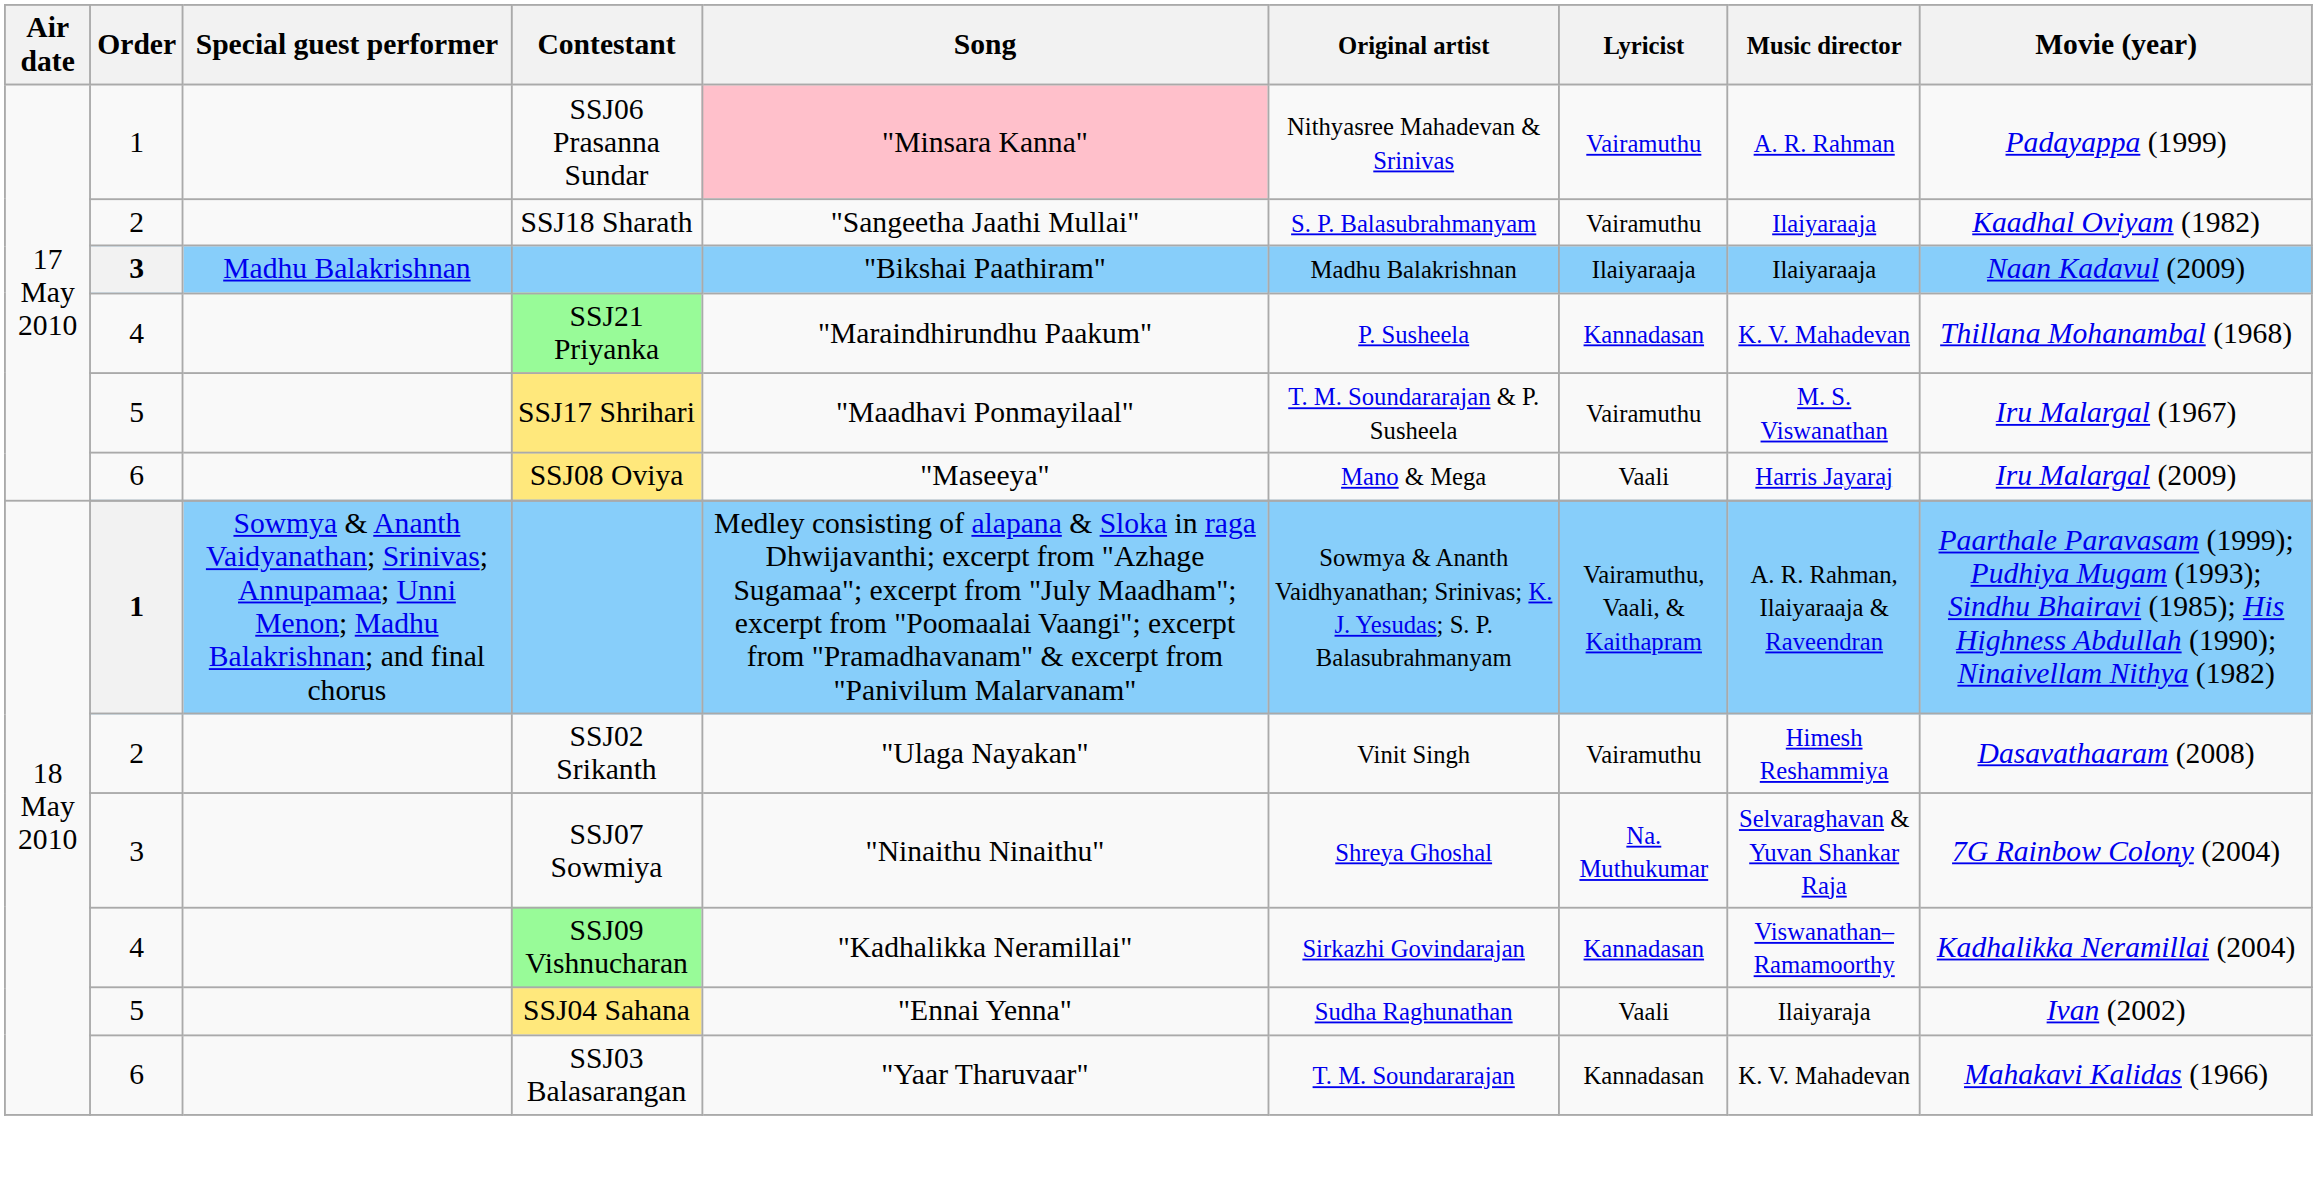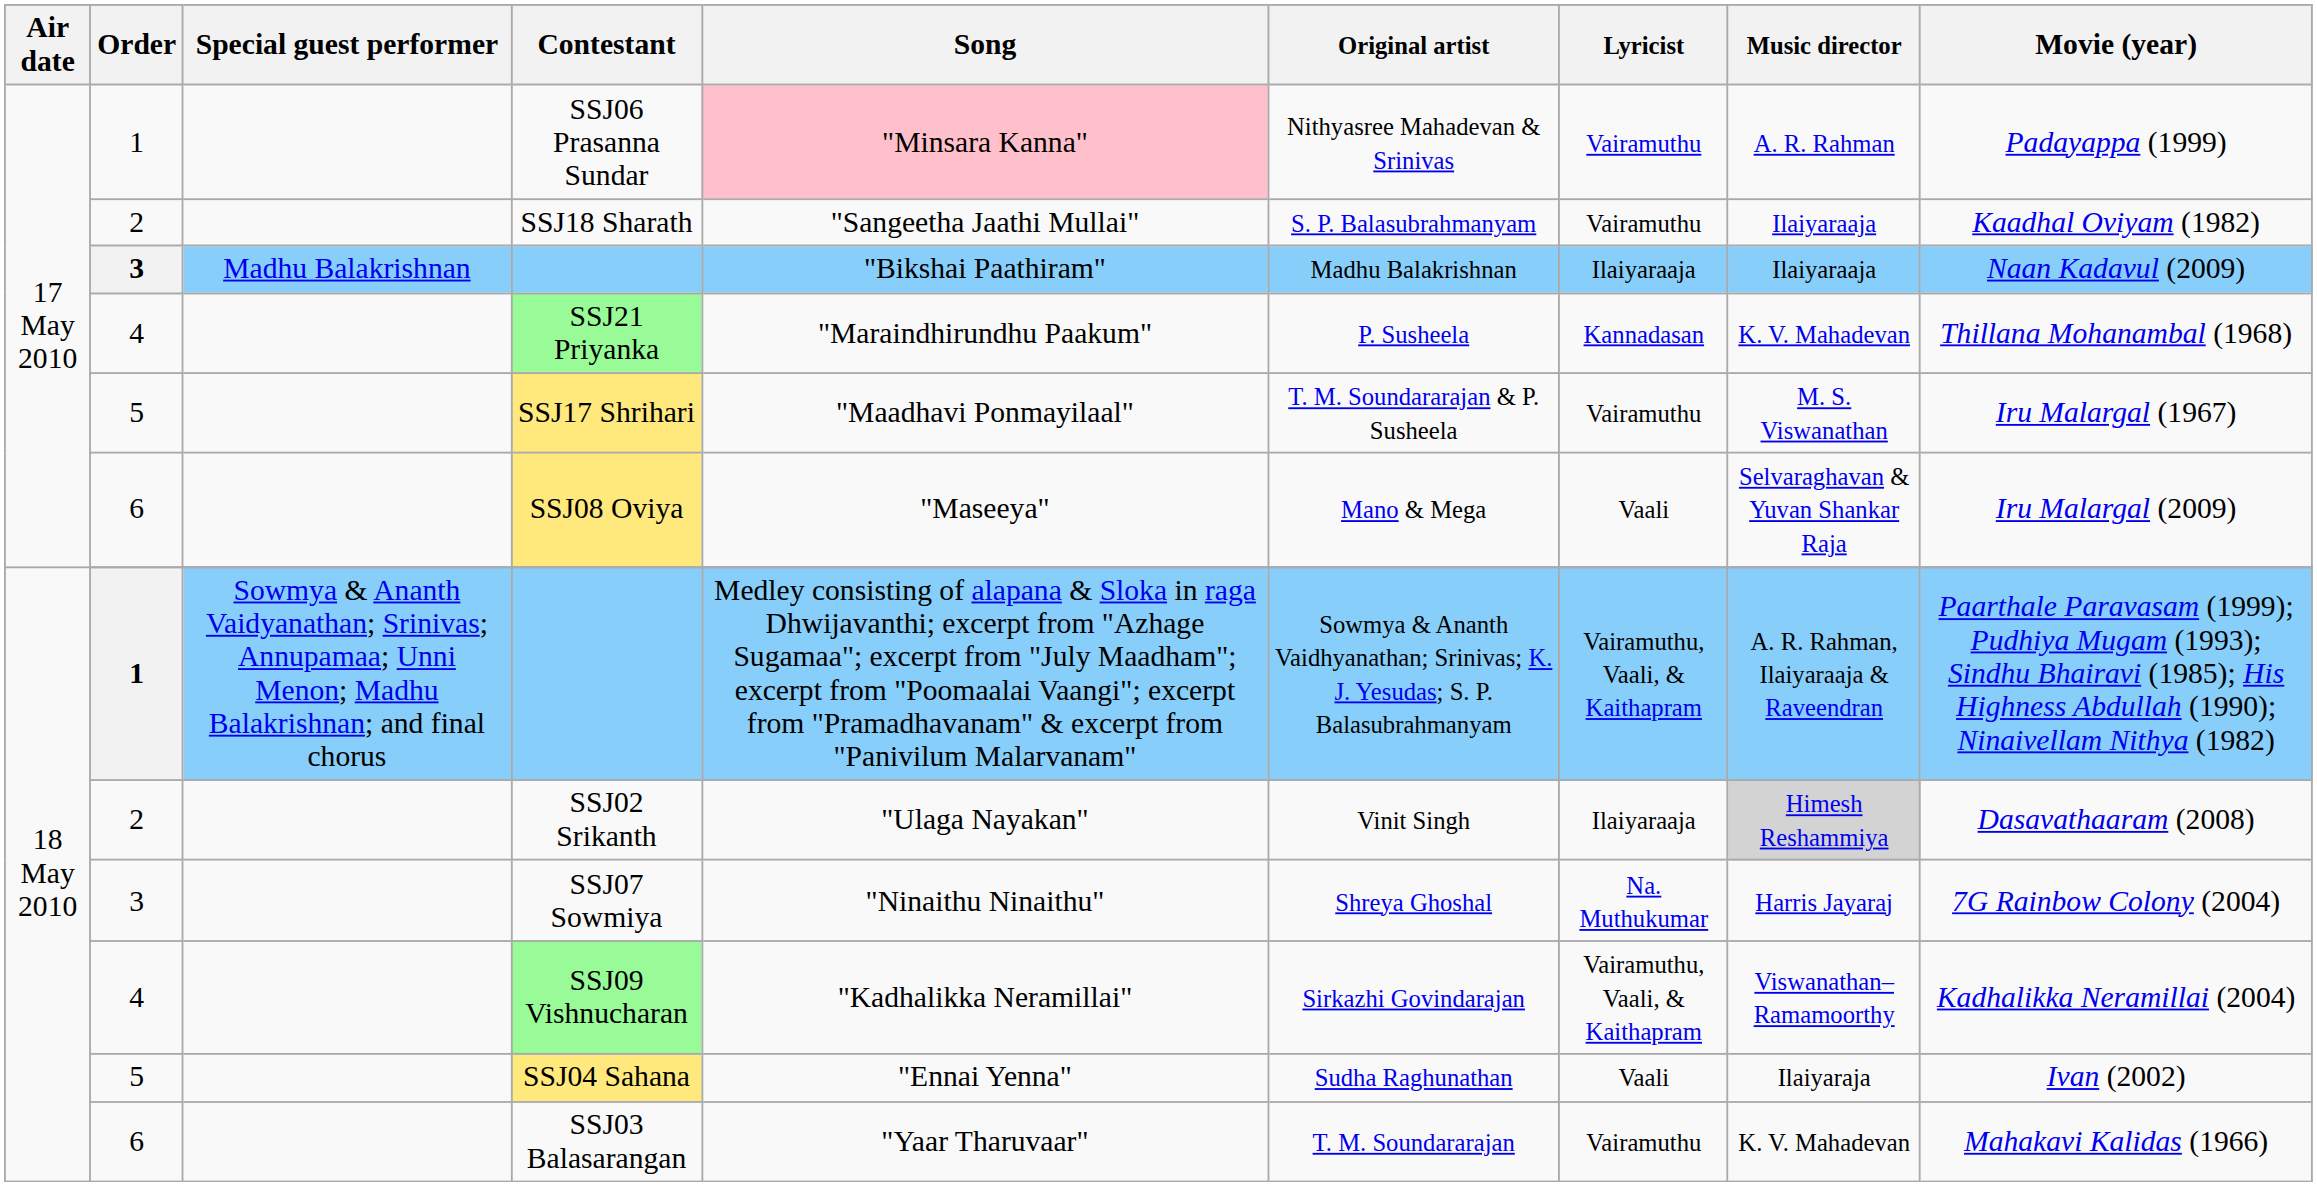(1824, 477) Harris Jayaraj -> (1824, 511) Selvaraghavan & Yuvan Shankar Raja
(1644, 755) Vairamuthu -> (1644, 821) Ilaiyaraaja
(1824, 755) no background -> (1824, 821) lightgrey background
(1824, 851) Selvaraghavan & Yuvan Shankar Raja -> (1824, 901) Harris Jayaraj
(1644, 948) Kannadasan -> (1644, 998) Vairamuthu, Vaali, & Kaithapram
(1644, 1075) Kannadasan -> (1644, 1142) Vairamuthu
